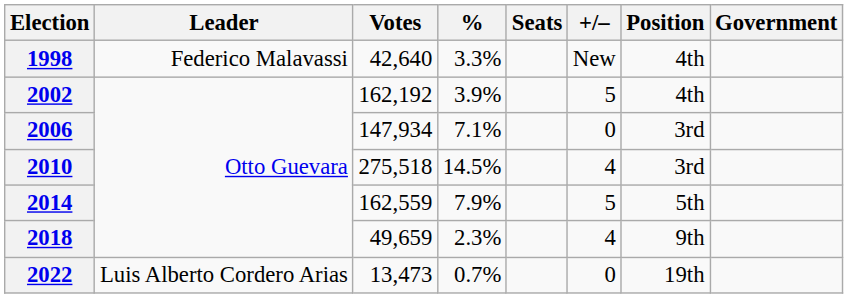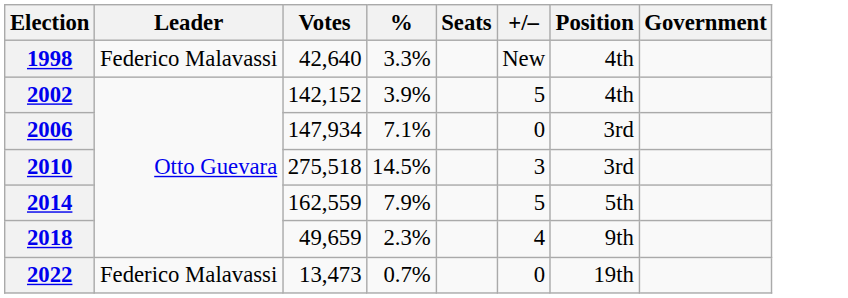(395, 94) 162,192 -> (325, 94) 142,152
(610, 166) 4 -> (539, 166) 3
(224, 274) Luis Alberto Cordero Arias -> (189, 274) Federico Malavassi
